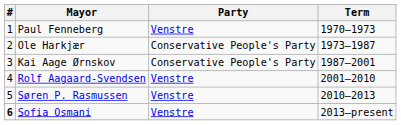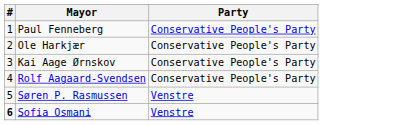- column: (357, 13)
(172, 29) Venstre -> (233, 29) Conservative People's Party
(172, 79) Venstre -> (233, 79) Conservative People's Party
